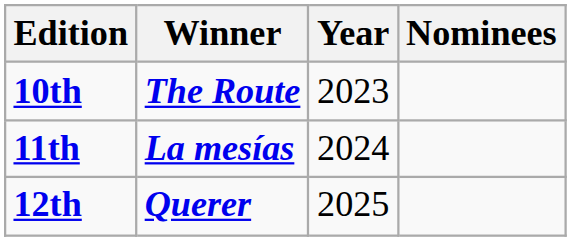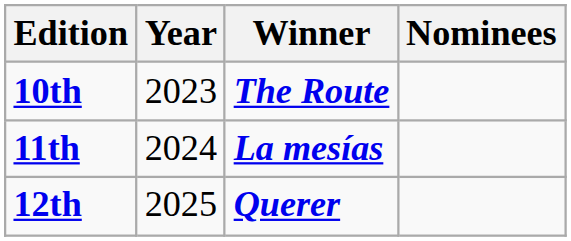columns swapped: (353, 33) <-> (223, 33)
